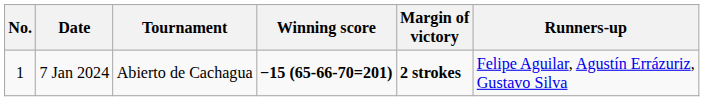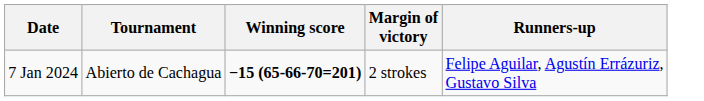- column: (20, 27)
(430, 73) bold -> (398, 73) normal
